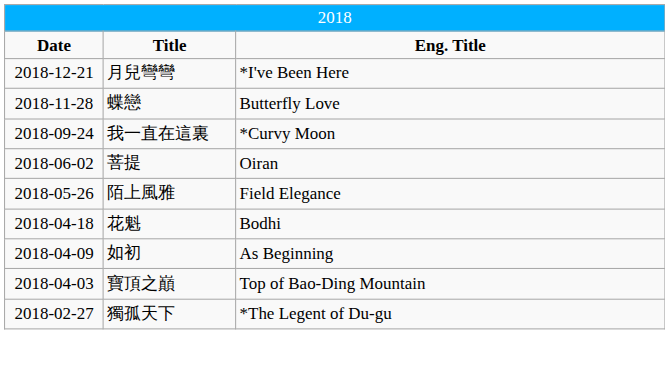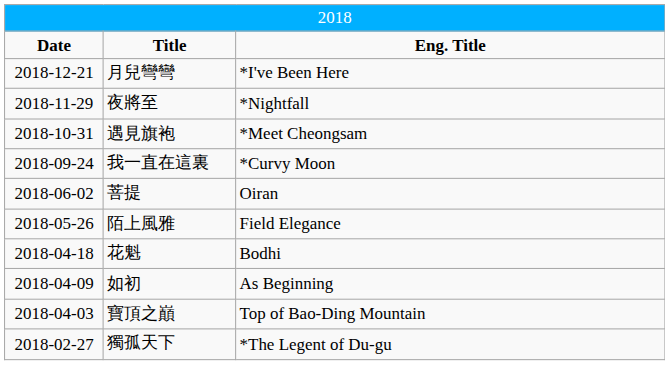+ row: (133, 102)
- row: (124, 102)
+ row: (141, 132)
